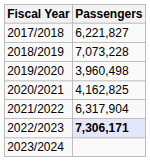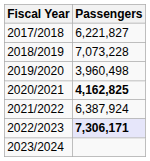(102, 90) normal -> (102, 90) bold
(102, 109) 6,317,904 -> (102, 109) 6,387,924
